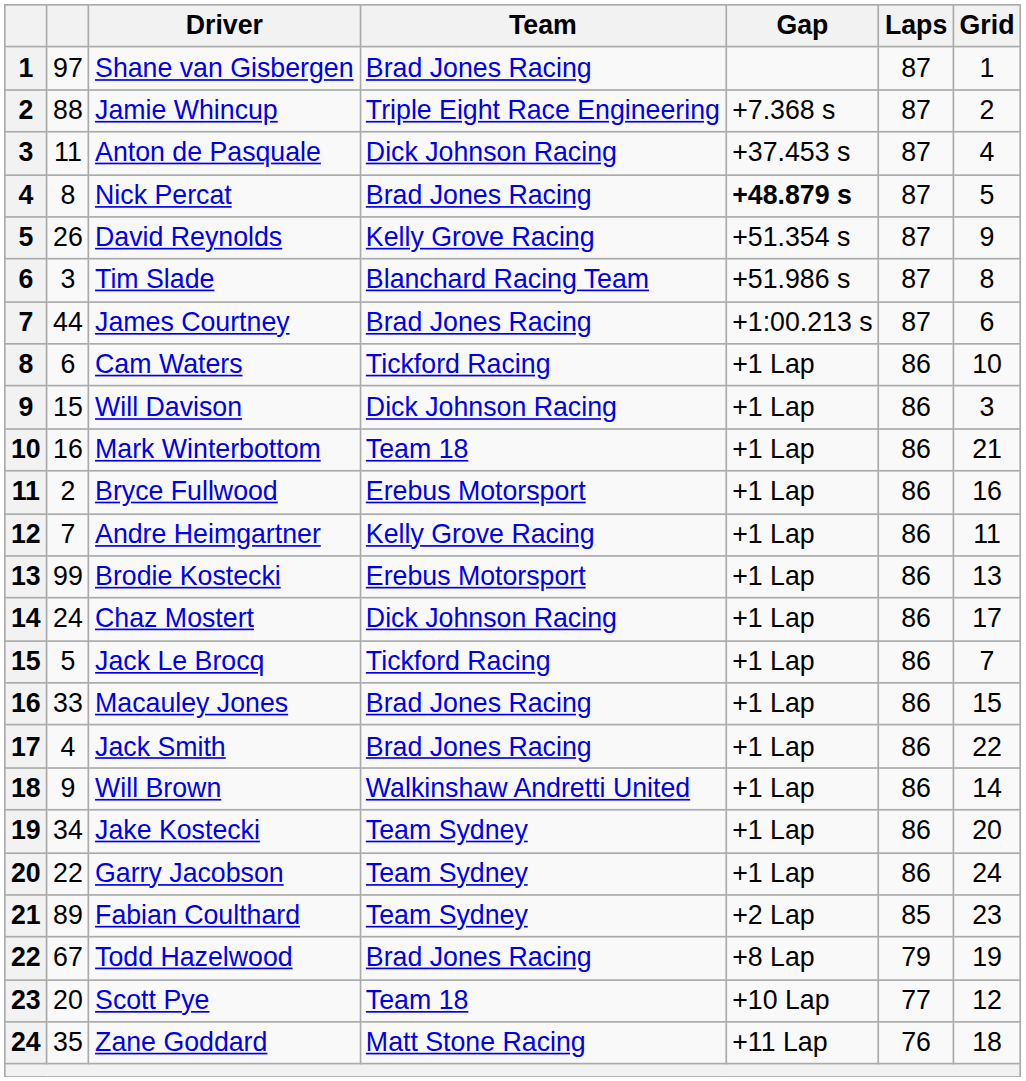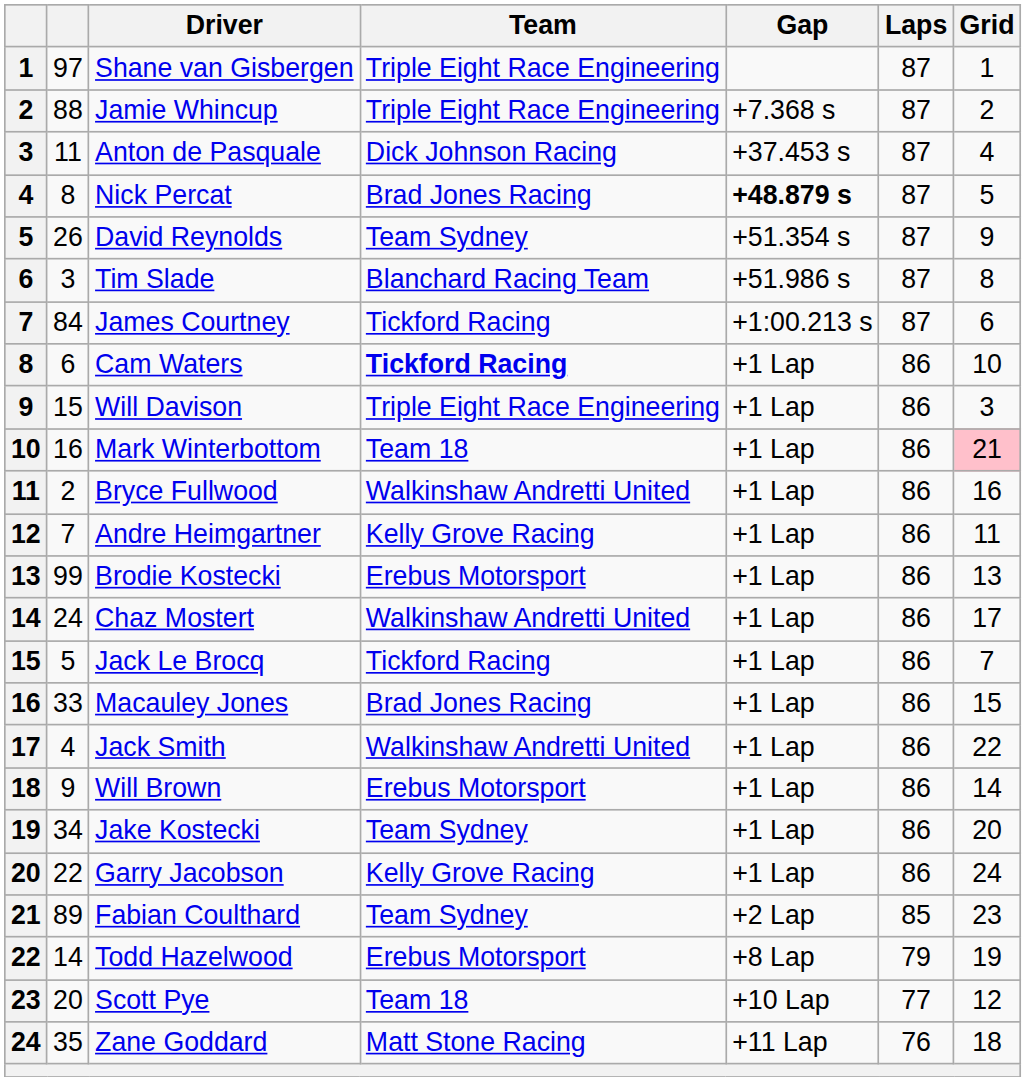(479, 68) Brad Jones Racing -> (543, 68) Triple Eight Race Engineering
(480, 237) Kelly Grove Racing -> (447, 237) Team Sydney
(68, 322) 44 -> (68, 322) 84
(479, 322) Brad Jones Racing -> (458, 322) Tickford Racing
(458, 364) normal -> (467, 364) bold
(491, 407) Dick Johnson Racing -> (543, 407) Triple Eight Race Engineering
(987, 449) no background -> (987, 449) pink background
(476, 491) Erebus Motorsport -> (528, 491) Walkinshaw Andretti United
(491, 618) Dick Johnson Racing -> (528, 618) Walkinshaw Andretti United
(479, 746) Brad Jones Racing -> (528, 746) Walkinshaw Andretti United
(528, 788) Walkinshaw Andretti United -> (476, 788) Erebus Motorsport
(447, 873) Team Sydney -> (480, 873) Kelly Grove Racing
(68, 957) 67 -> (68, 957) 14
(479, 957) Brad Jones Racing -> (476, 957) Erebus Motorsport
